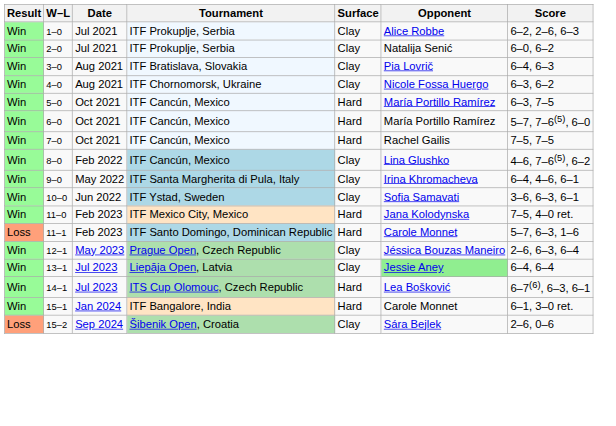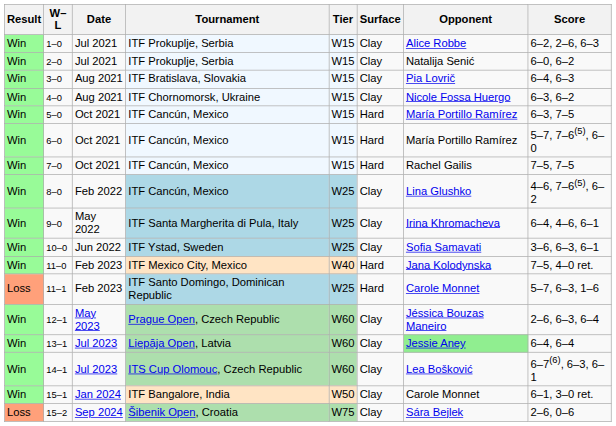+ column: (343, 19)
(350, 287) Hard -> (371, 369) Clay
(350, 306) Hard -> (371, 394) Clay
